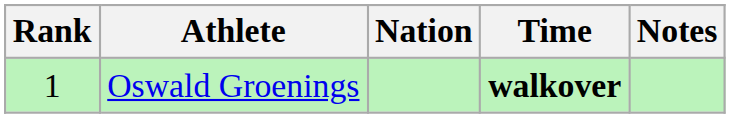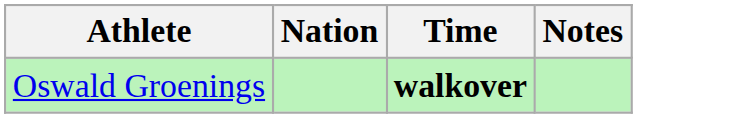- column: (52, 31)
